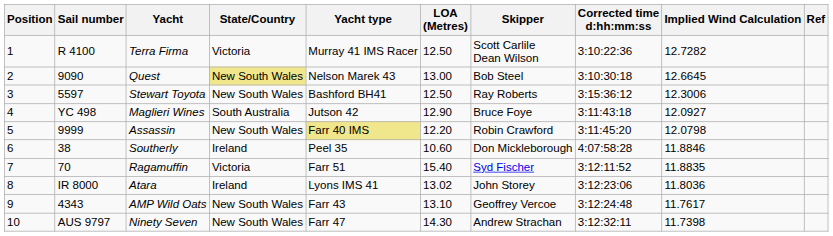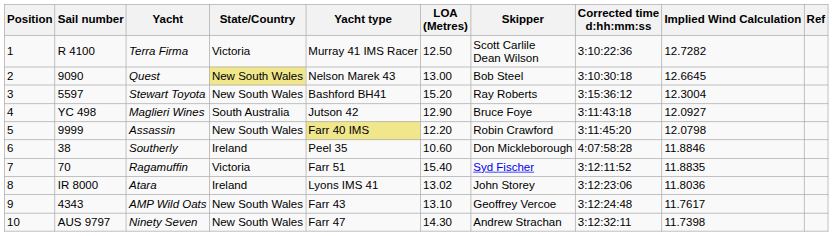(438, 94) 12.50 -> (438, 94) 15.20
(685, 94) 12.3006 -> (685, 94) 12.3004
